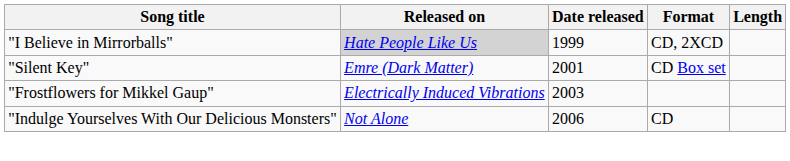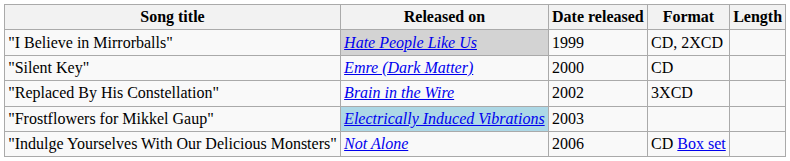(568, 67) 2001 -> (568, 67) 2000
(688, 67) CD Box set -> (662, 67) CD
+ row: (114, 93)
(444, 93) no background -> (444, 118) lightblue background
(662, 118) CD -> (688, 144) CD Box set
